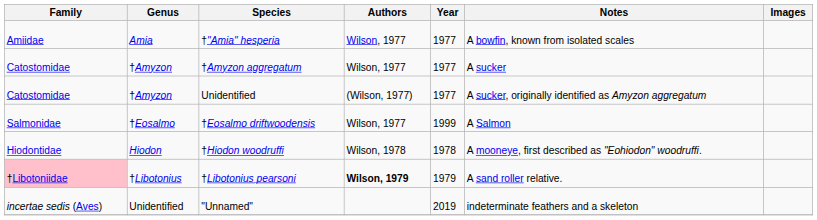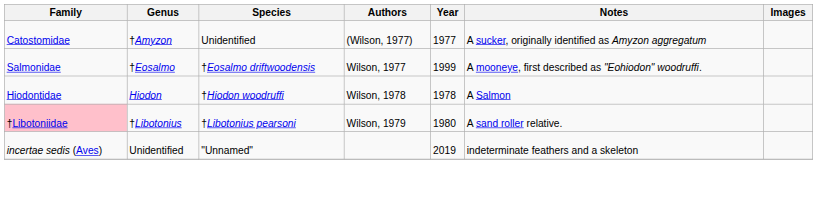- row: (241, 40)
- row: (251, 68)
(489, 123) A Salmon -> (584, 68) A mooneye, first described as "Eohiodon" woodruffi.
(584, 151) A mooneye, first described as "Eohiodon" woodruffi. -> (489, 95) A Salmon
(377, 179) bold -> (376, 123) normal
(444, 179) 1979 -> (444, 123) 1980
